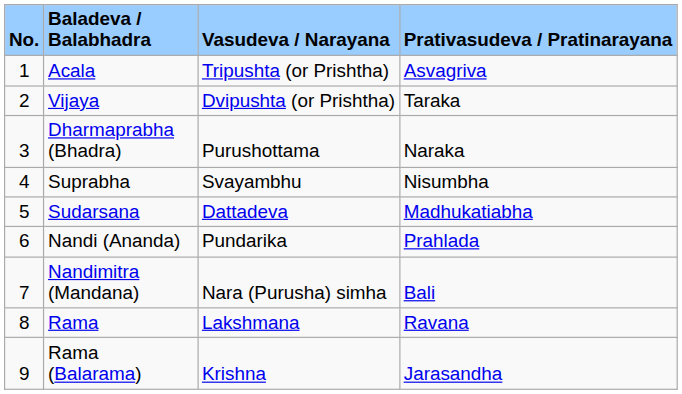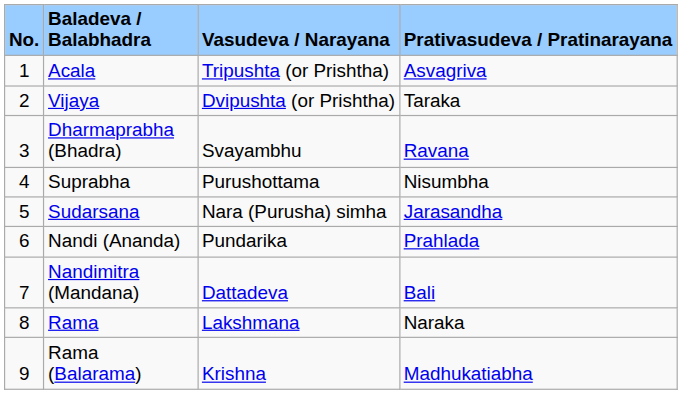(261, 151) Purushottama -> (252, 151) Svayambhu
(434, 151) Naraka -> (436, 151) Ravana
(252, 181) Svayambhu -> (261, 181) Purushottama
(245, 211) Dattadeva -> (294, 211) Nara (Purusha) simha
(468, 211) Madhukatiabha -> (453, 211) Jarasandha
(294, 292) Nara (Purusha) simha -> (245, 292) Dattadeva
(436, 322) Ravana -> (434, 322) Naraka
(453, 373) Jarasandha -> (468, 373) Madhukatiabha
